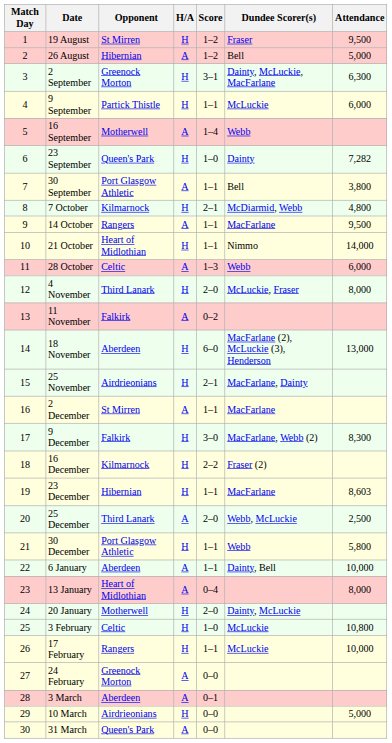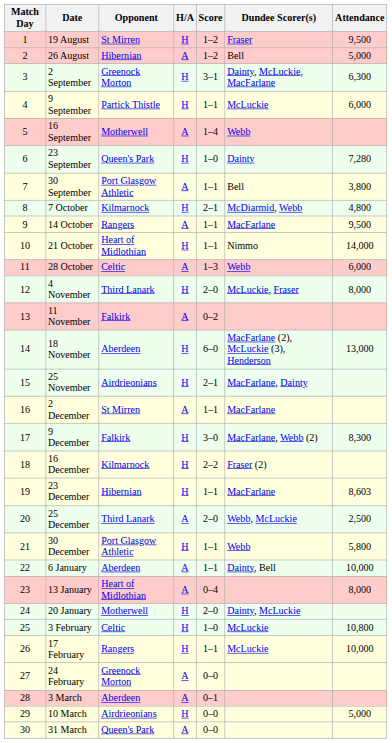(360, 159) 7,282 -> (360, 159) 7,280
